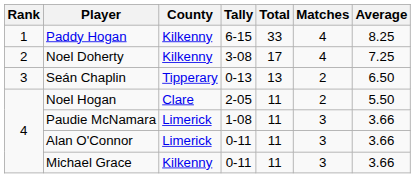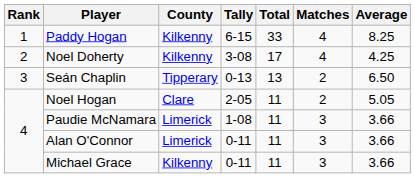(381, 57) 7.25 -> (381, 57) 4.25
(381, 99) 5.50 -> (381, 99) 5.05
